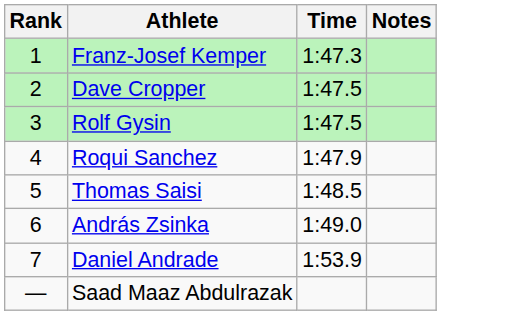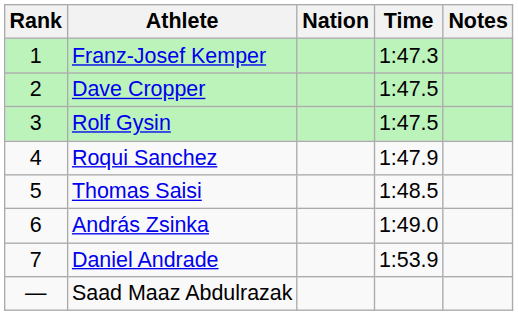+ column: (336, 21)
